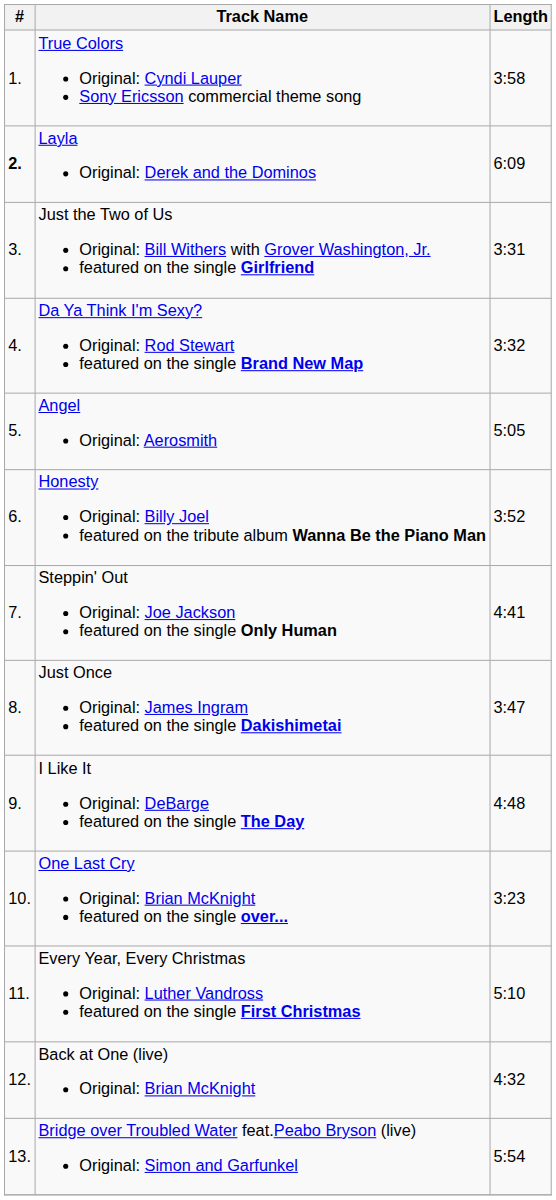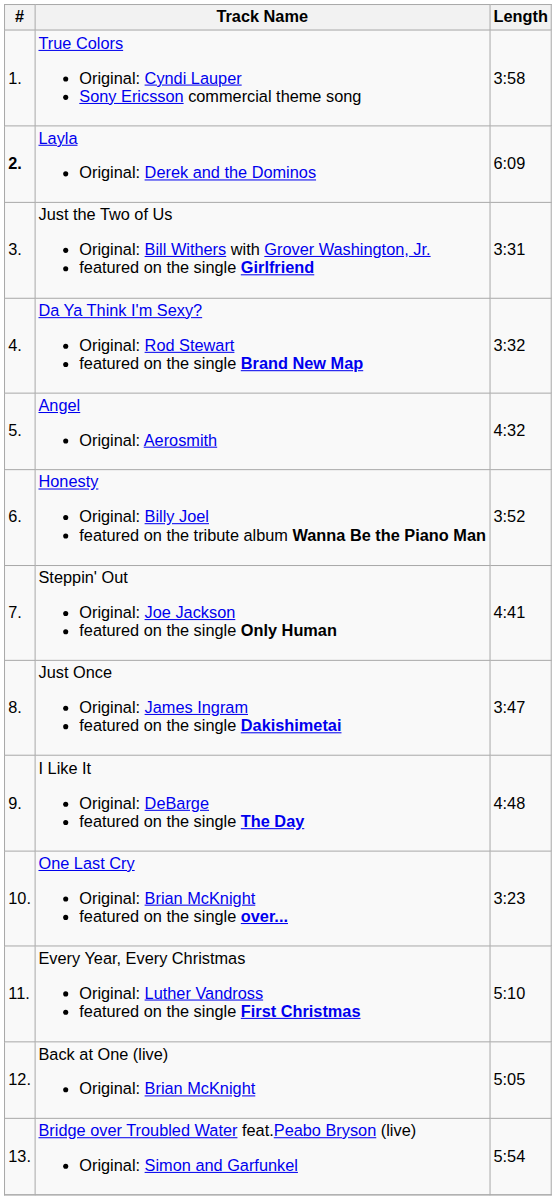(509, 431) 5:05 -> (509, 431) 4:32
(509, 1079) 4:32 -> (509, 1079) 5:05
